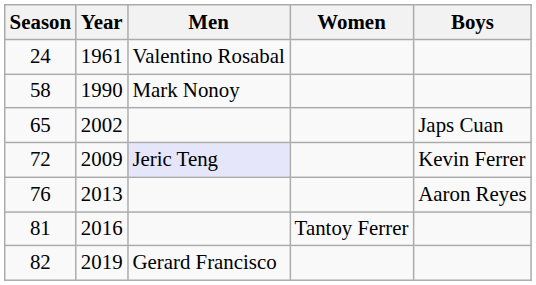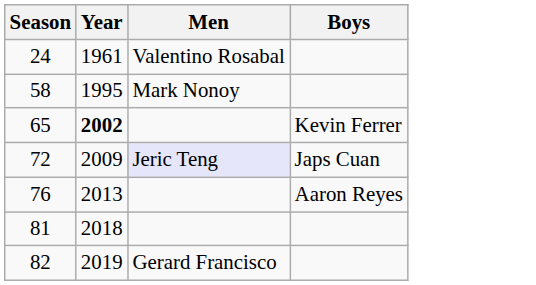- column: (352, 22)
(102, 90) 1990 -> (102, 90) 1995
(102, 125) normal -> (102, 125) bold
(461, 125) Japs Cuan -> (348, 125) Kevin Ferrer
(472, 159) Kevin Ferrer -> (337, 159) Japs Cuan
(102, 228) 2016 -> (102, 228) 2018
